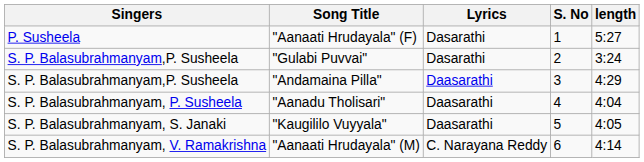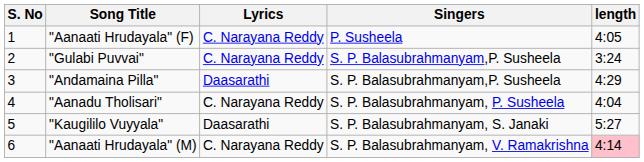columns swapped: (571, 15) <-> (137, 15)
(456, 37) Dasarathi -> (263, 37) C. Narayana Reddy
(608, 37) 5:27 -> (608, 37) 4:05
(456, 59) Dasarathi -> (263, 59) C. Narayana Reddy
(460, 102) Daasarathi -> (263, 102) C. Narayana Reddy
(608, 124) 4:05 -> (608, 124) 5:27
(608, 146) no background -> (608, 146) pink background
